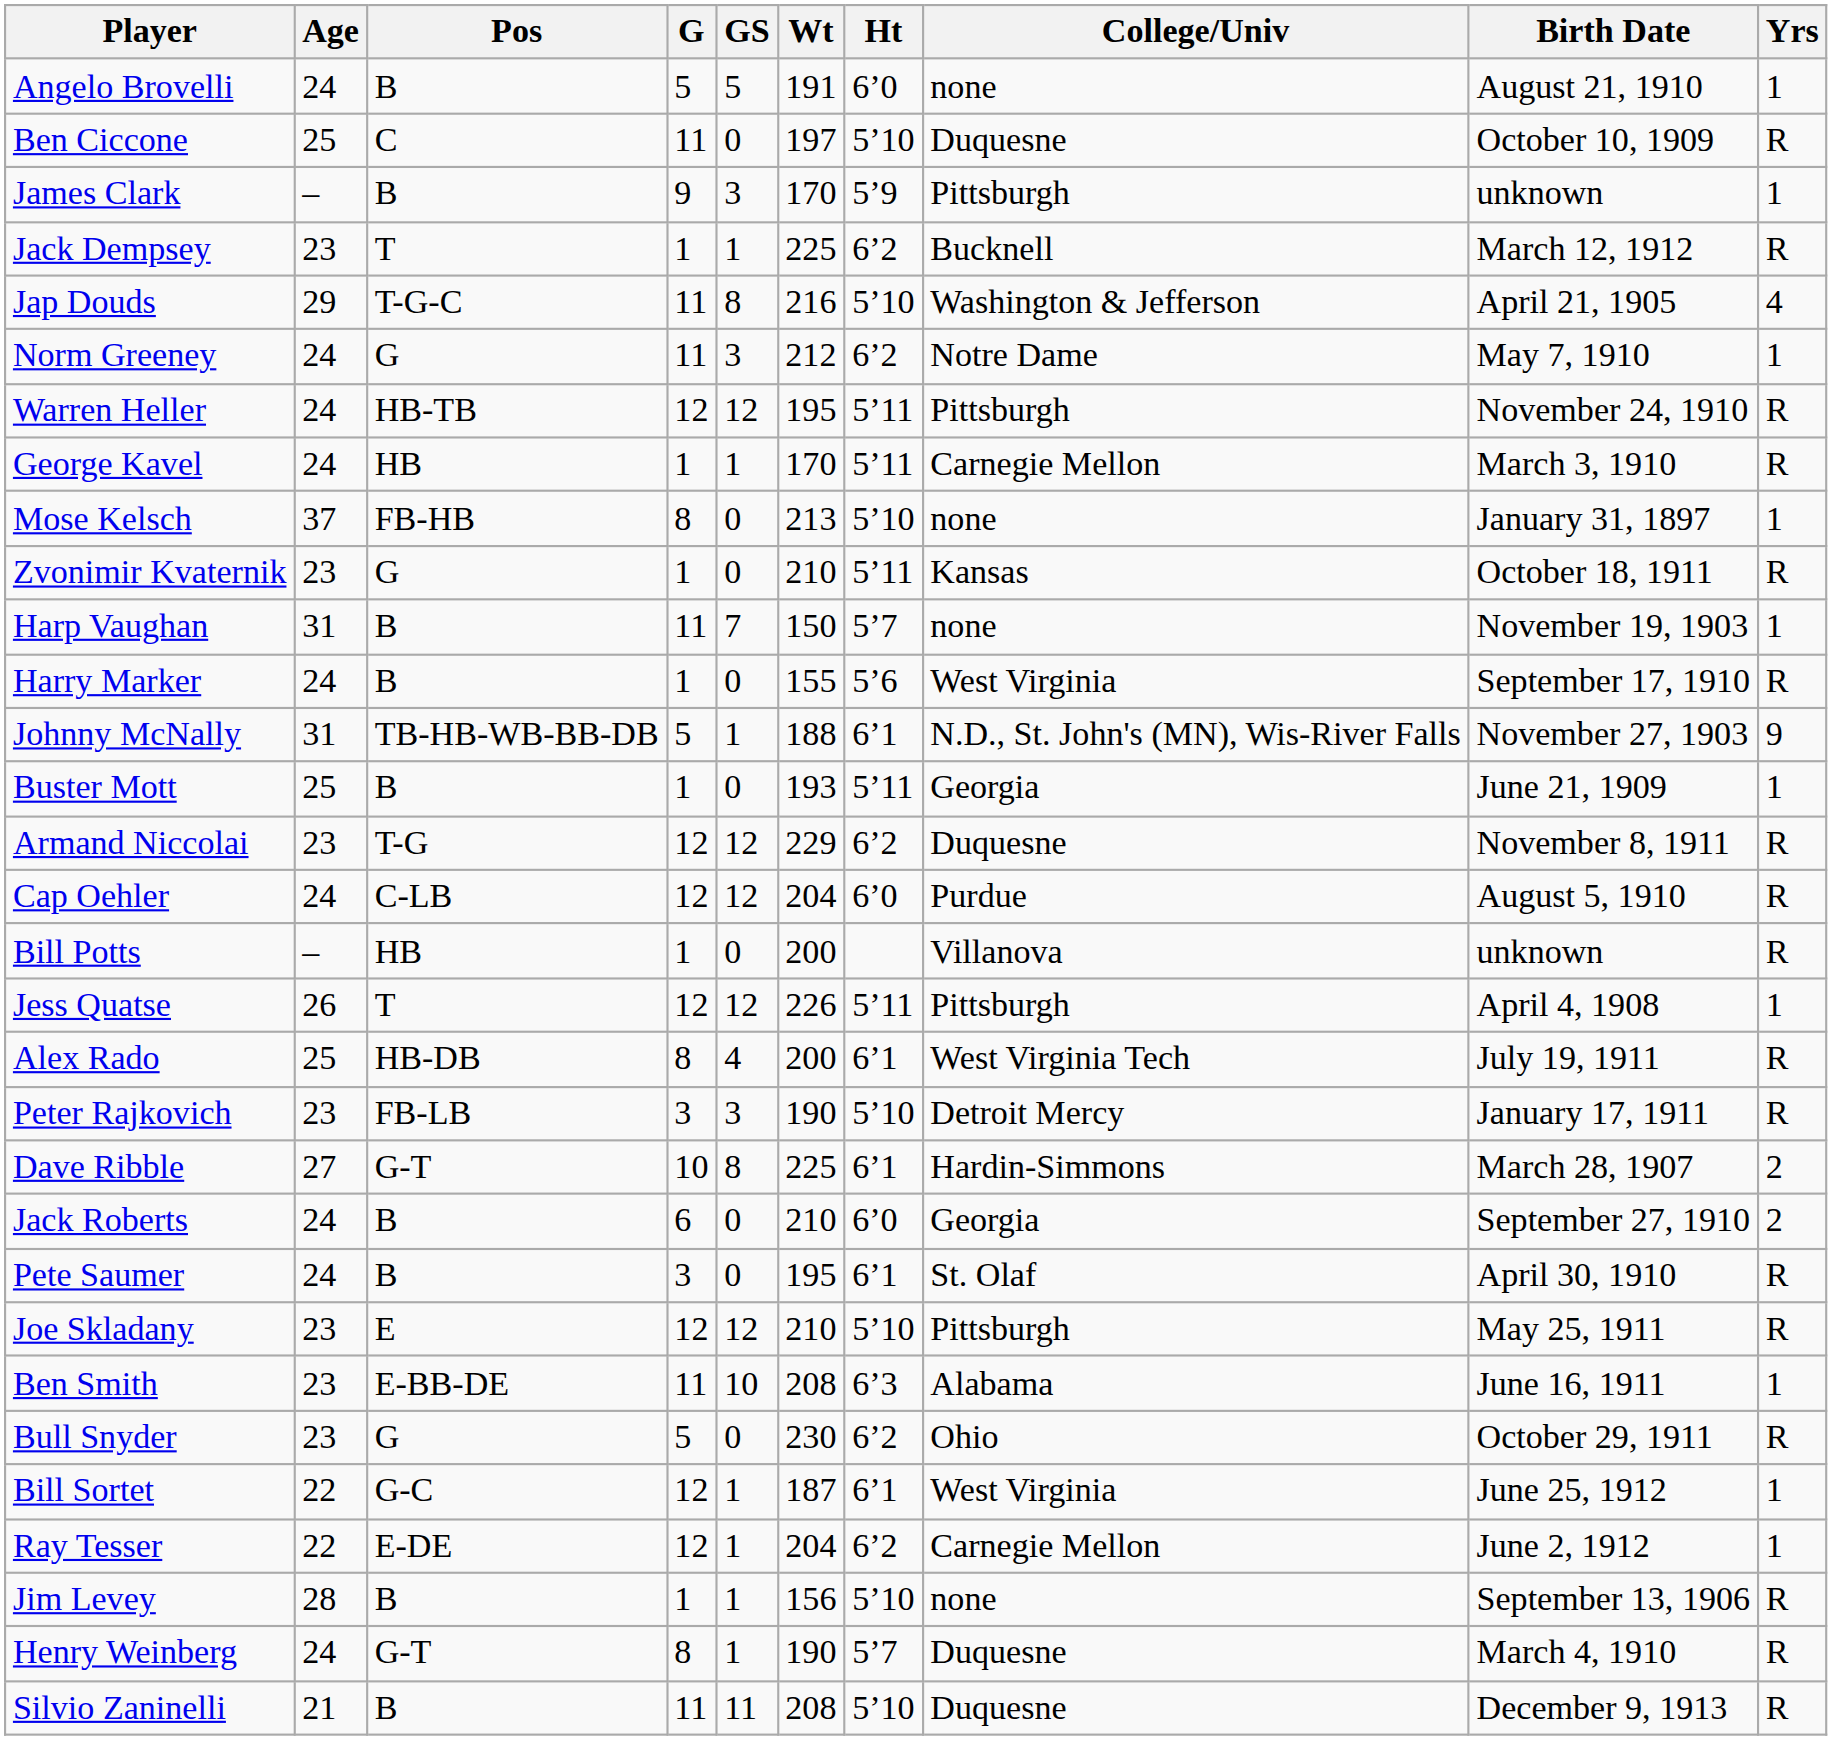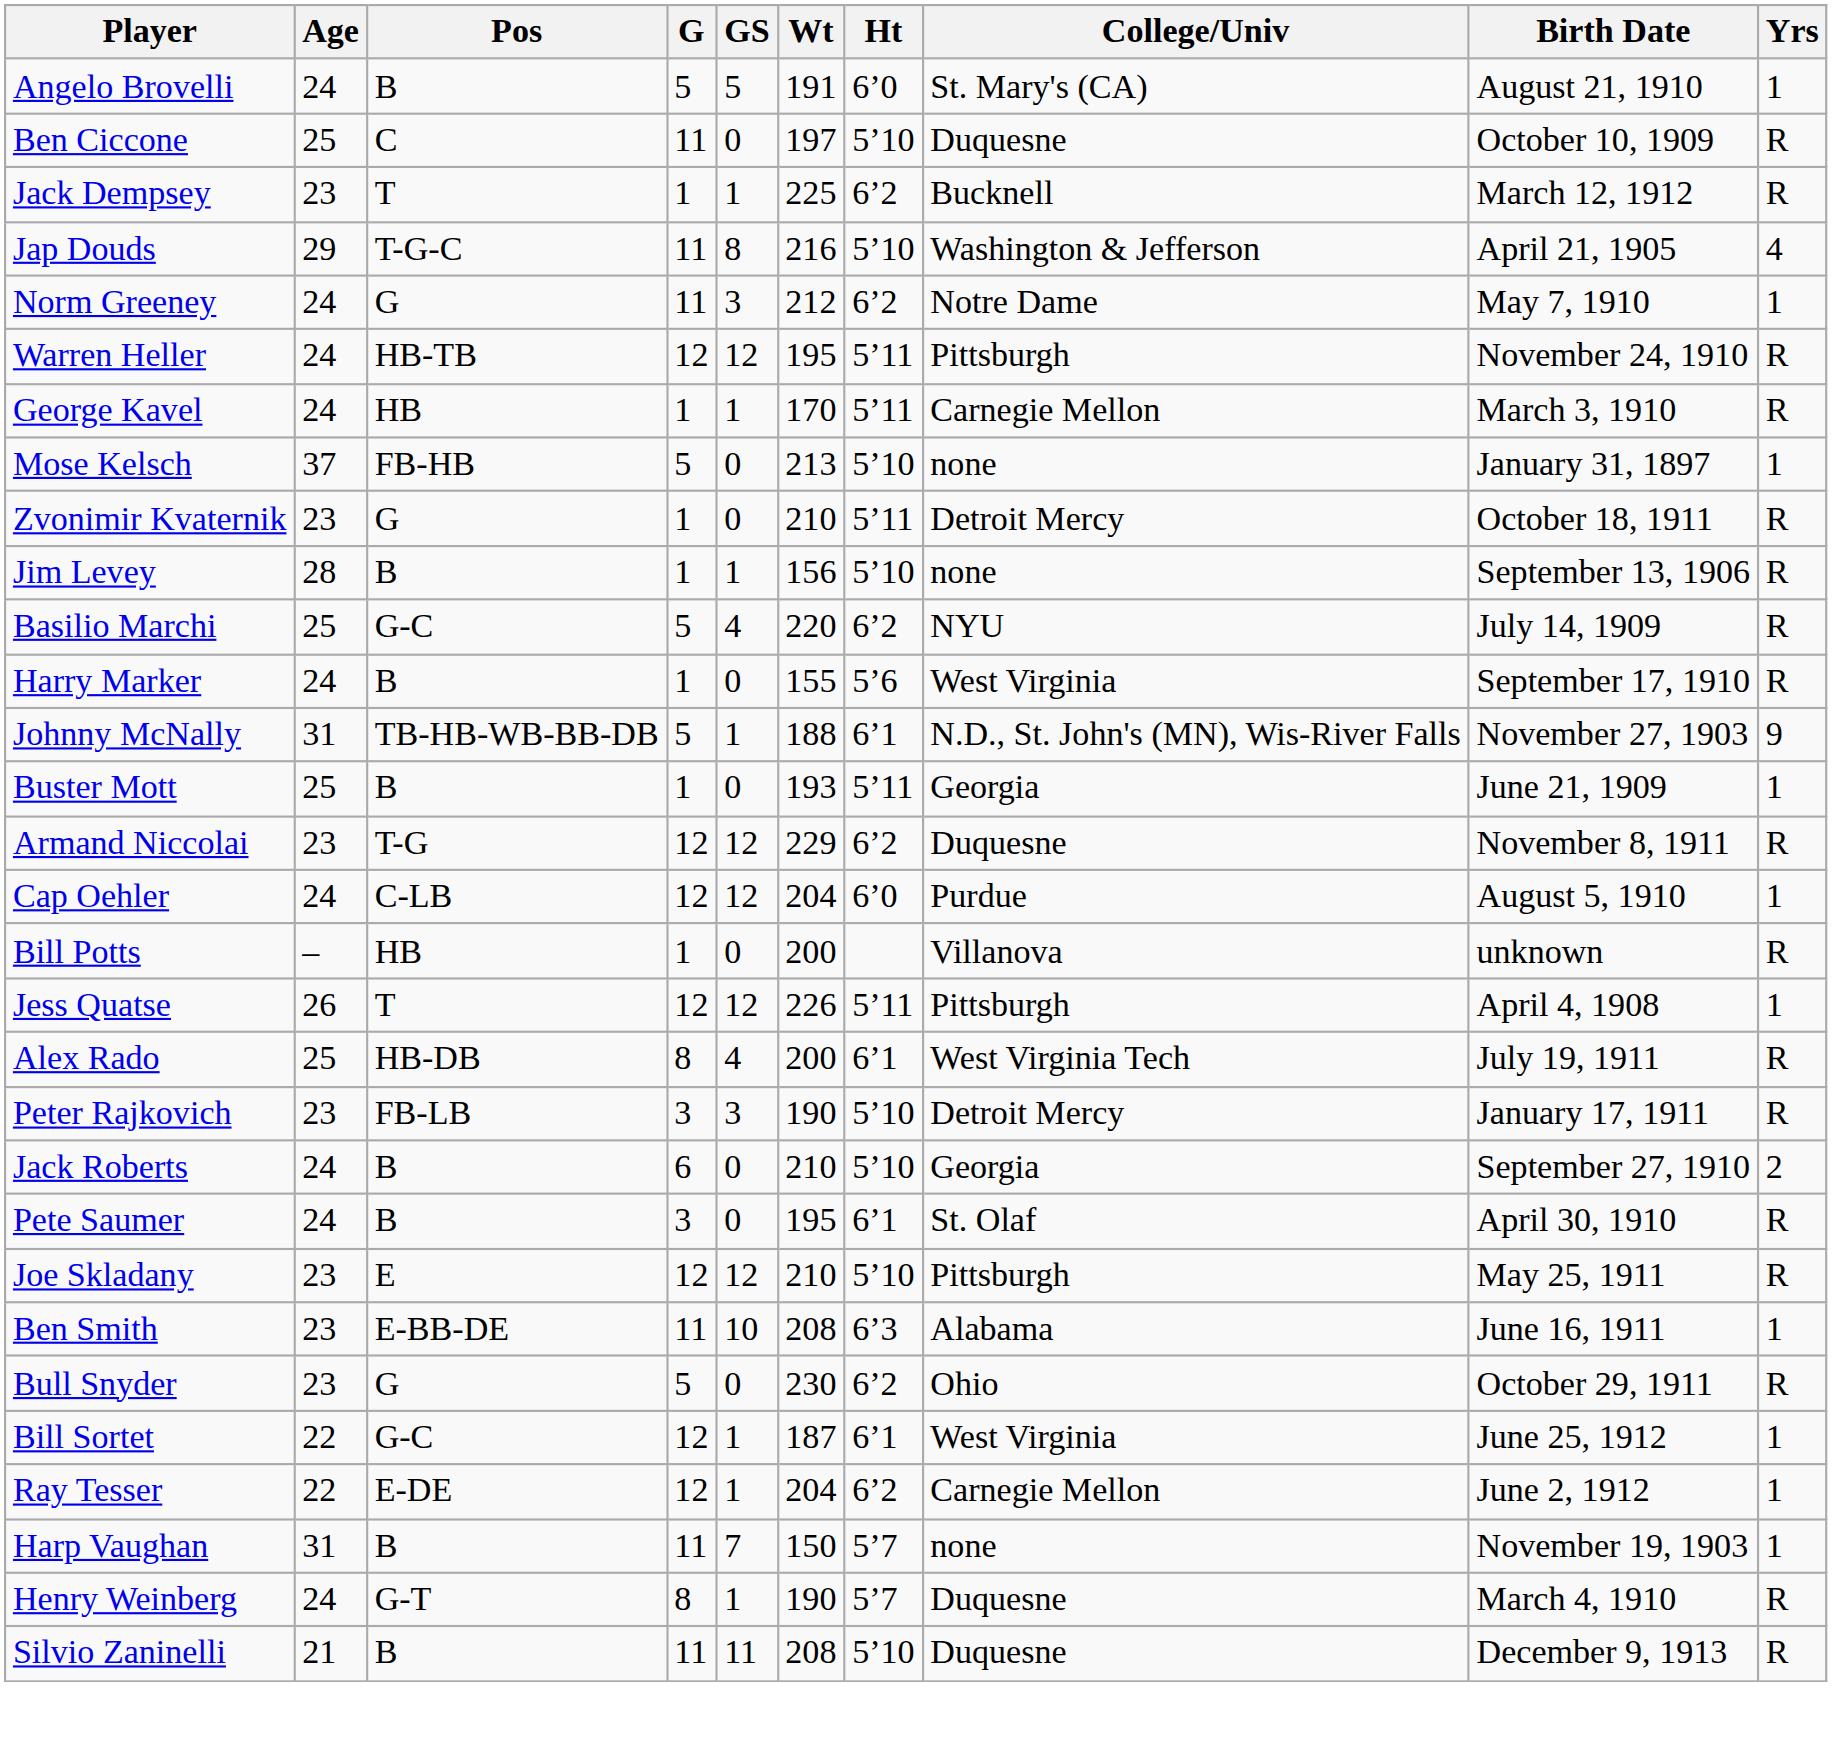(963, 85) none -> (1039, 85) St. Mary's (CA)
- row: (97, 193)
(683, 517) 8 -> (683, 463) 5
(980, 572) Kansas -> (1027, 517) Detroit Mercy
rows swapped: (84, 1598) <-> (111, 626)
+ row: (115, 626)
(1777, 896) R -> (1774, 896) 1
- row: (99, 1166)
(875, 1220) 6’0 -> (883, 1166) 5’10
